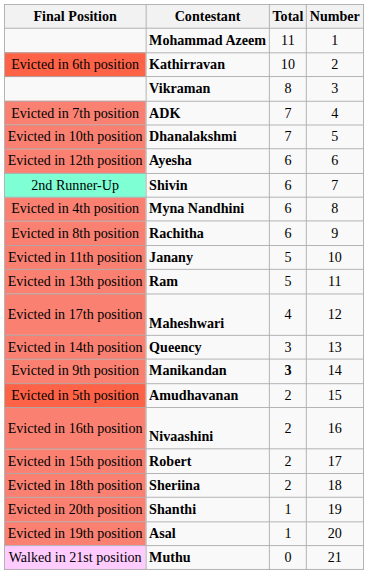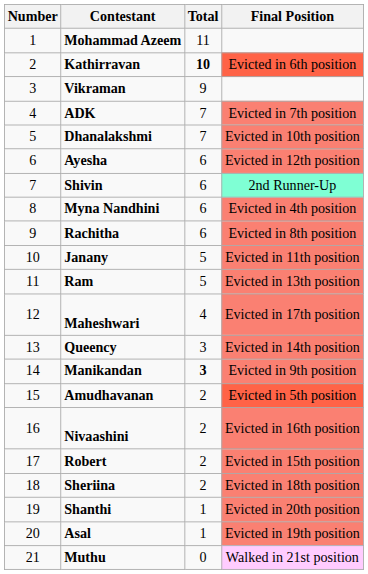columns swapped: (335, 16) <-> (75, 16)
(288, 64) normal -> (203, 64) bold
(288, 88) 8 -> (203, 88) 9
